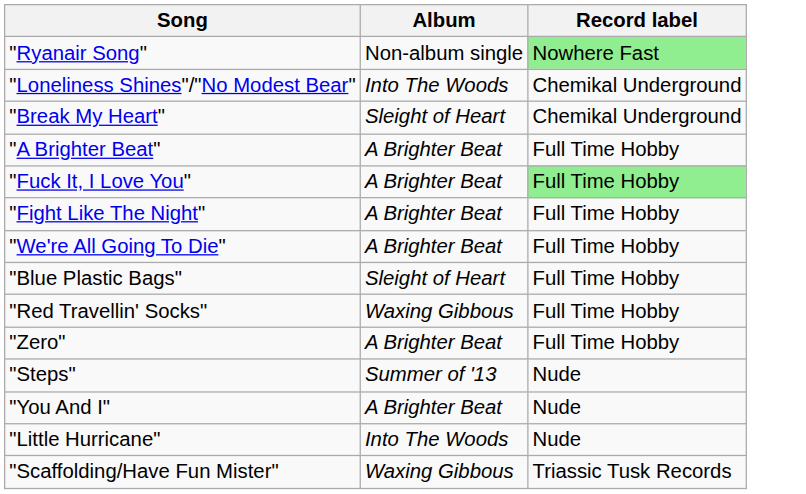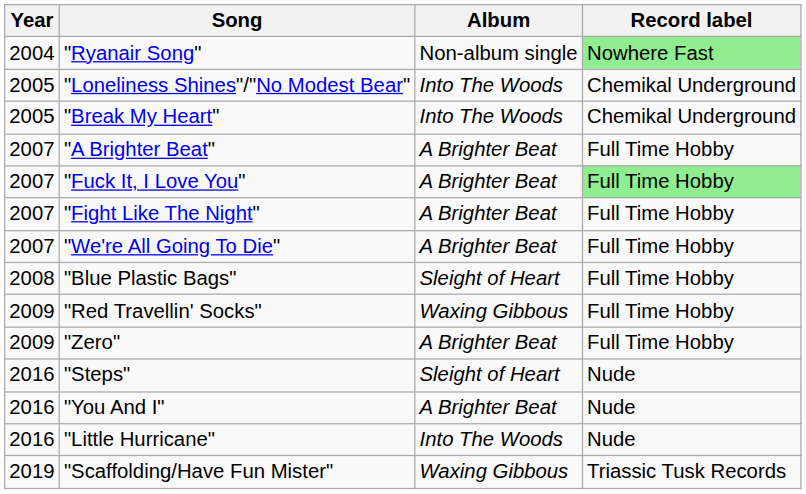+ column: (32, 20)
(435, 117) Sleight of Heart -> (491, 117) Into The Woods
(431, 375) Summer of '13 -> (490, 375) Sleight of Heart
